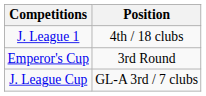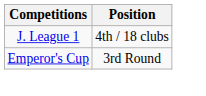- row: (48, 79)
